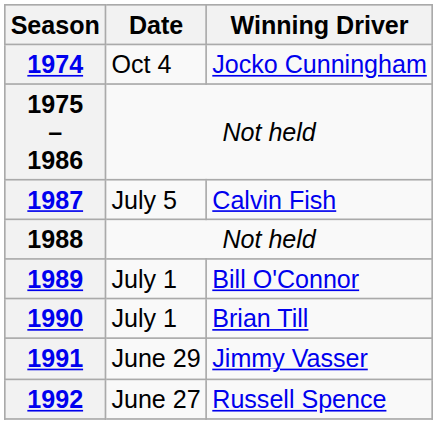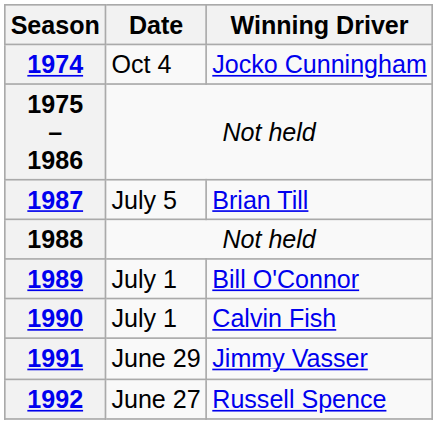(274, 200) Calvin Fish -> (260, 200) Brian Till
(260, 319) Brian Till -> (274, 319) Calvin Fish
